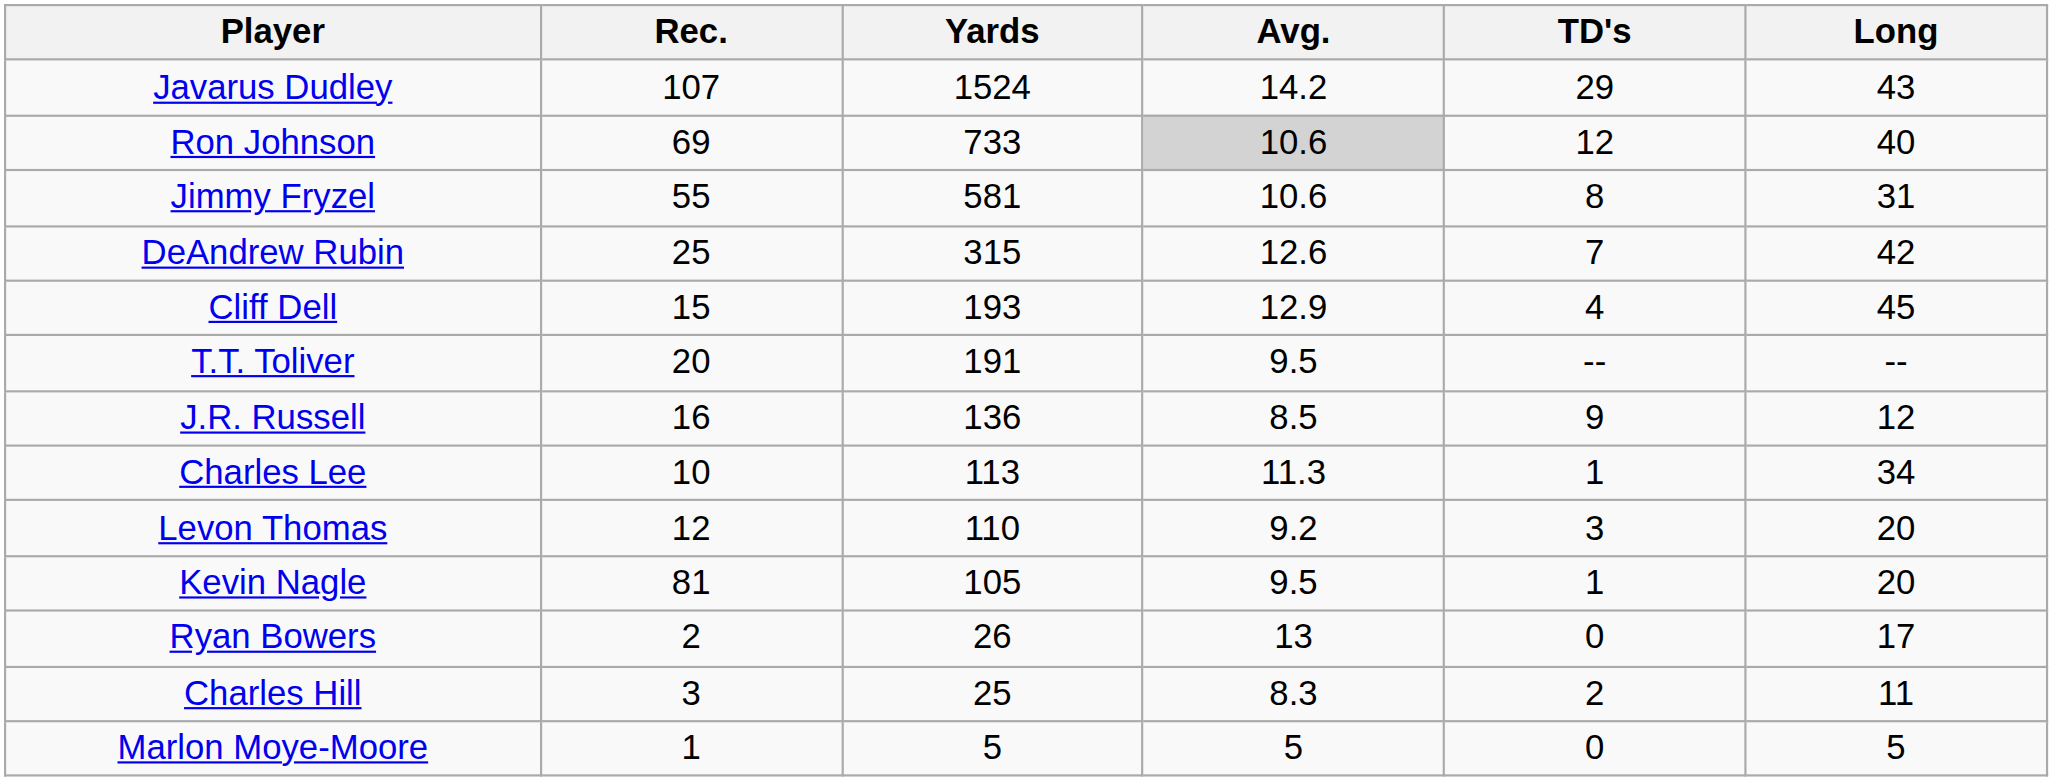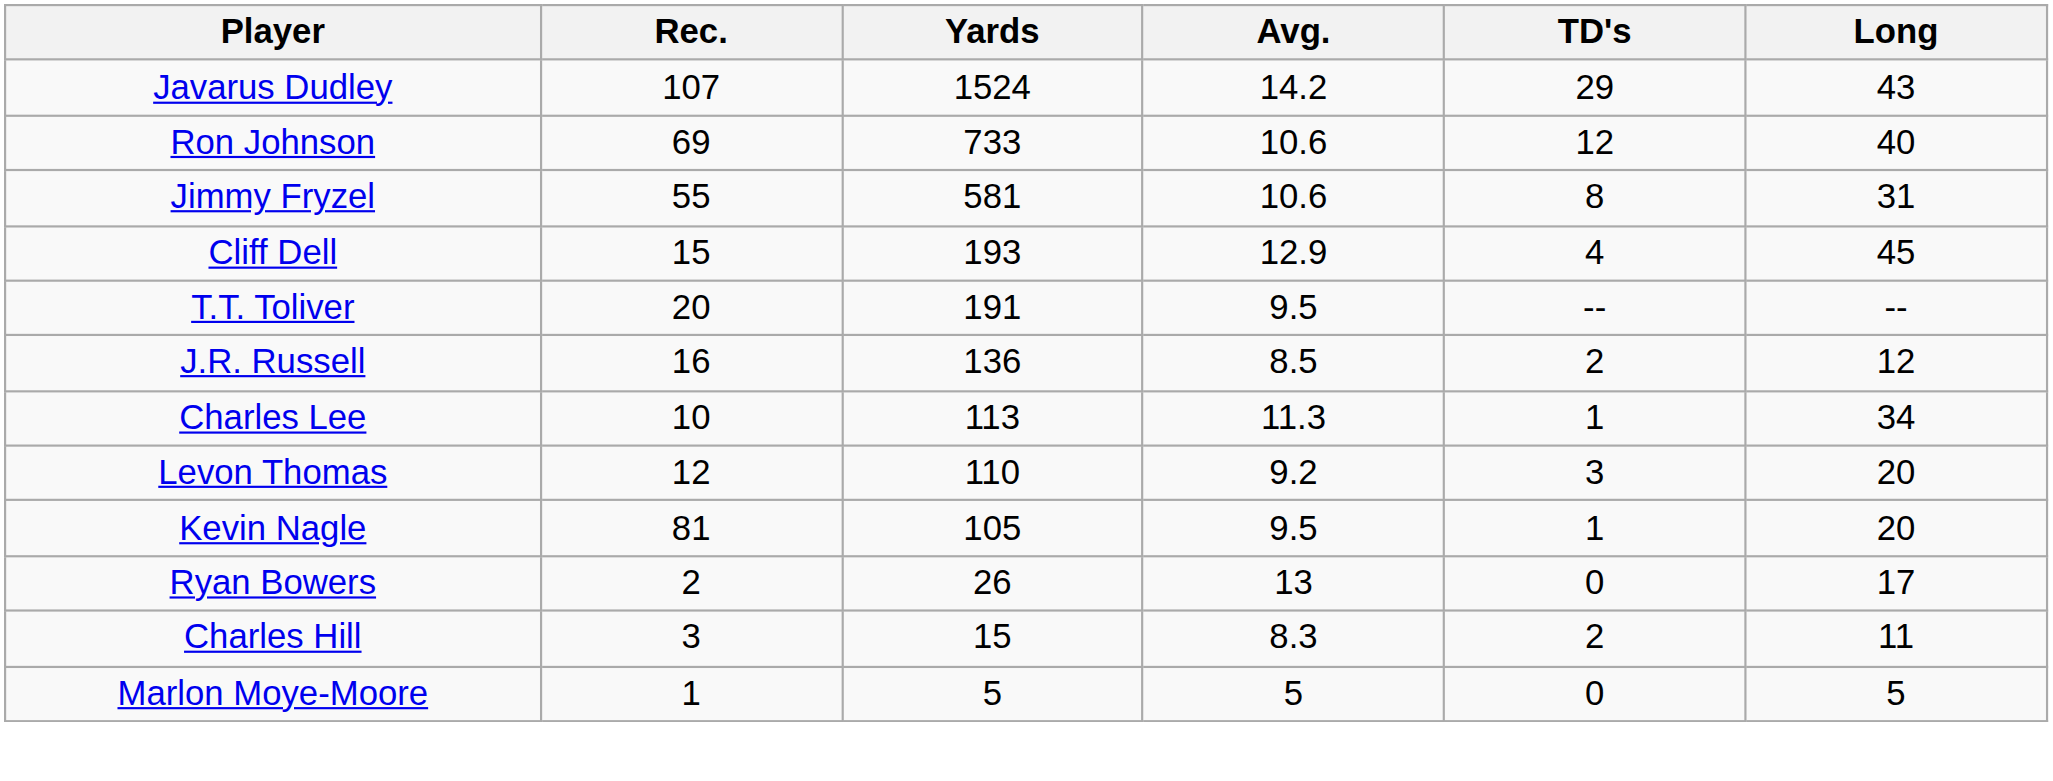(1294, 142) lightgrey background -> (1294, 142) no background
- row: (273, 252)
(1595, 417) 9 -> (1595, 362) 2
(992, 692) 25 -> (992, 637) 15
